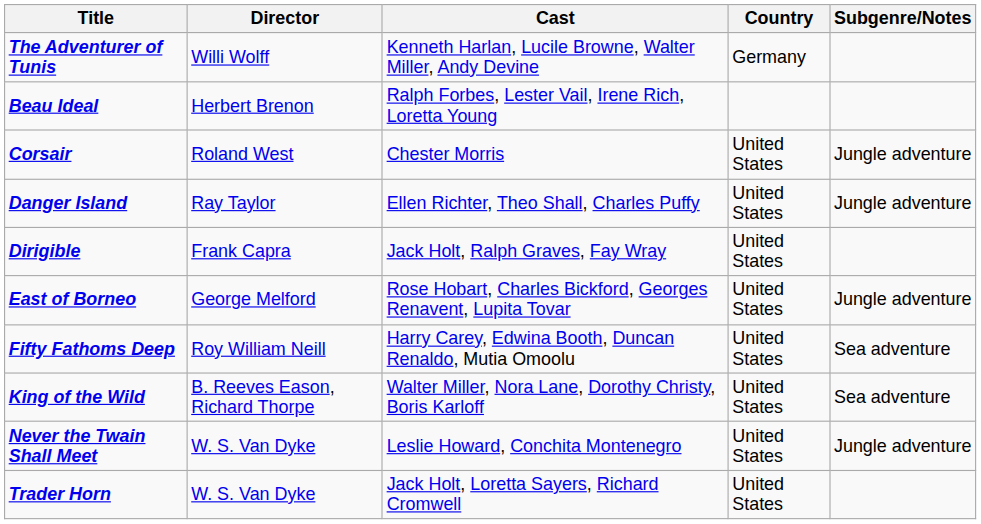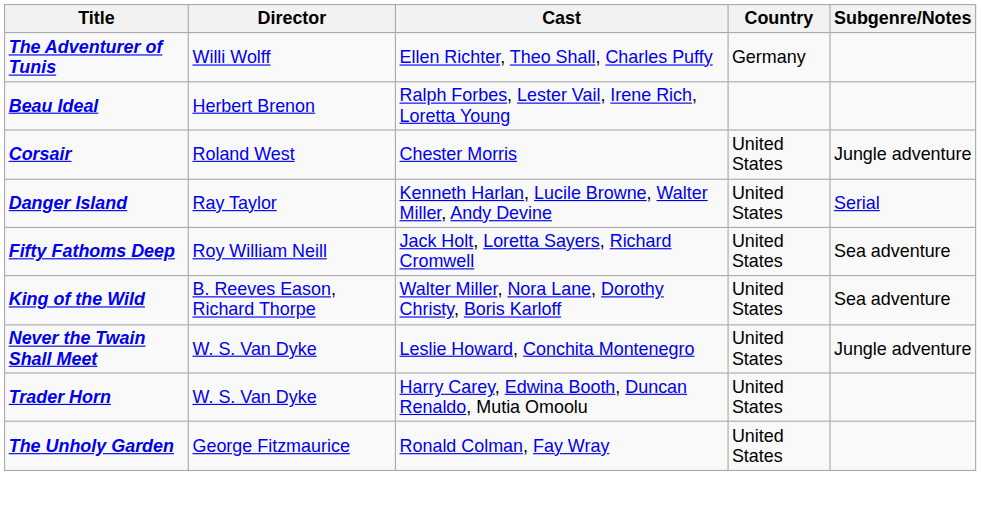(541, 57) Kenneth Harlan, Lucile Browne, Walter Miller, Andy Devine -> (556, 57) Ellen Richter, Theo Shall, Charles Puffy
(543, 202) Ellen Richter, Theo Shall, Charles Puffy -> (554, 202) Kenneth Harlan, Lucile Browne, Walter Miller, Andy Devine
(903, 202) Jungle adventure -> (857, 202) Serial
- row: (45, 251)
- row: (72, 300)
(530, 348) Harry Carey, Edwina Booth, Duncan Renaldo, Mutia Omoolu -> (535, 251) Jack Holt, Loretta Sayers, Richard Cromwell
(523, 494) Jack Holt, Loretta Sayers, Richard Cromwell -> (543, 397) Harry Carey, Edwina Booth, Duncan Renaldo, Mutia Omoolu
+ row: (91, 445)
